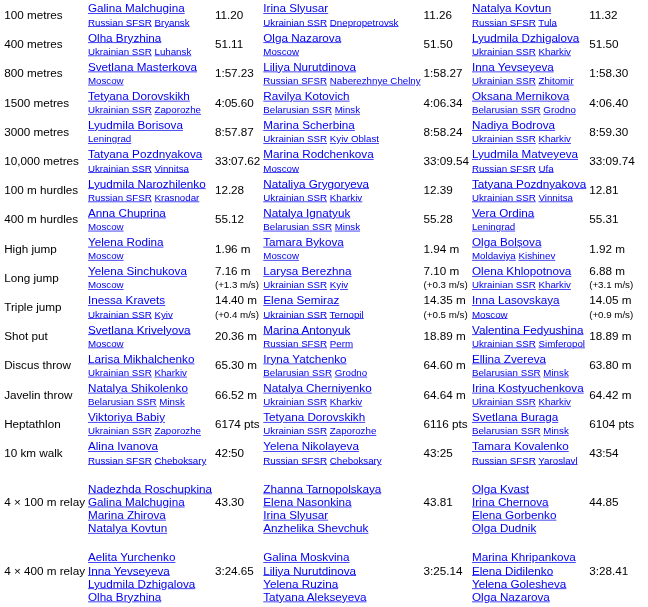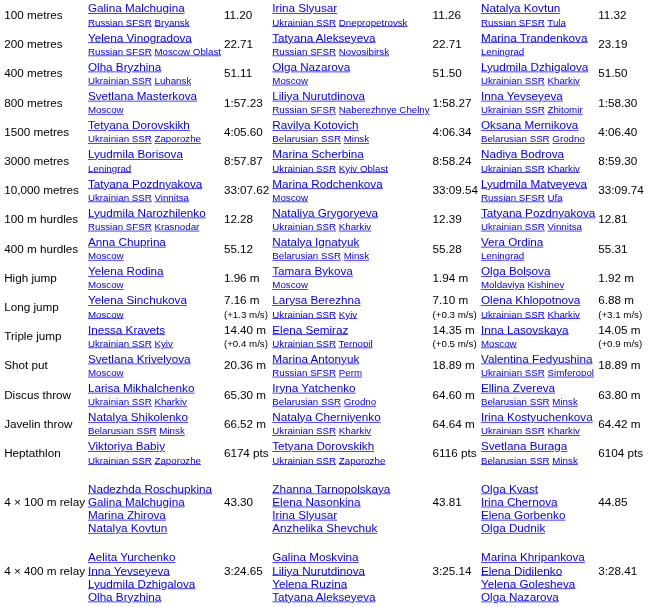+ row: (33, 44)
- row: (33, 453)
